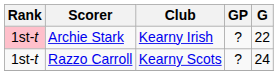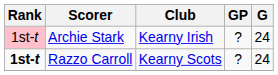(262, 37) 22 -> (262, 37) 24
(25, 59) normal -> (25, 59) bold
